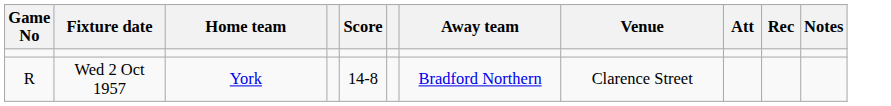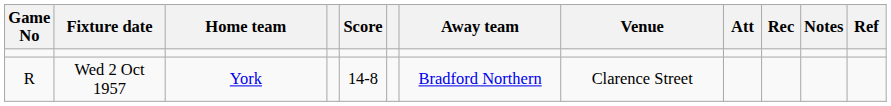+ column: (866, 26)
